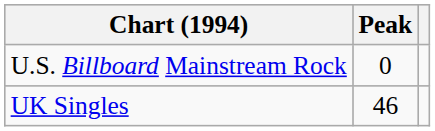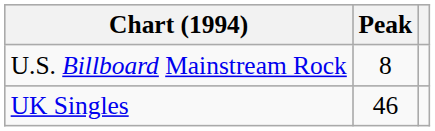(385, 65) 0 -> (385, 65) 8
